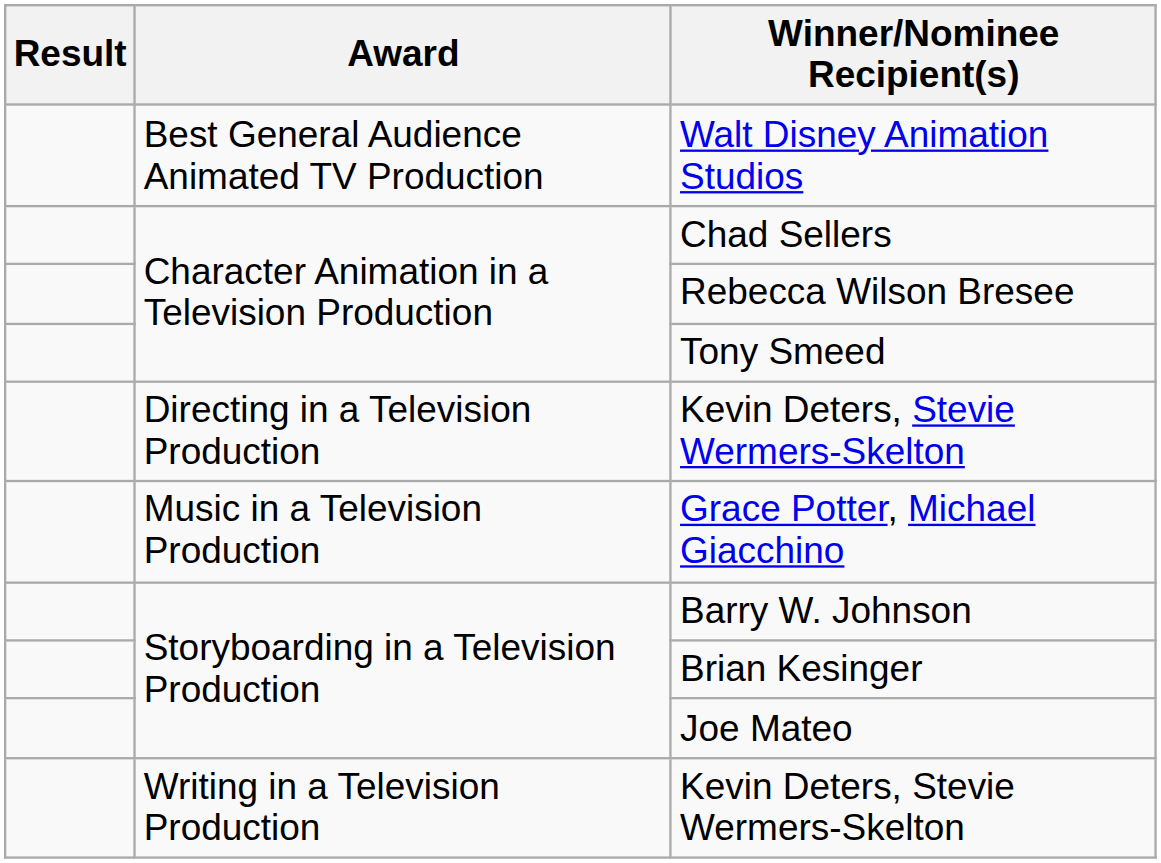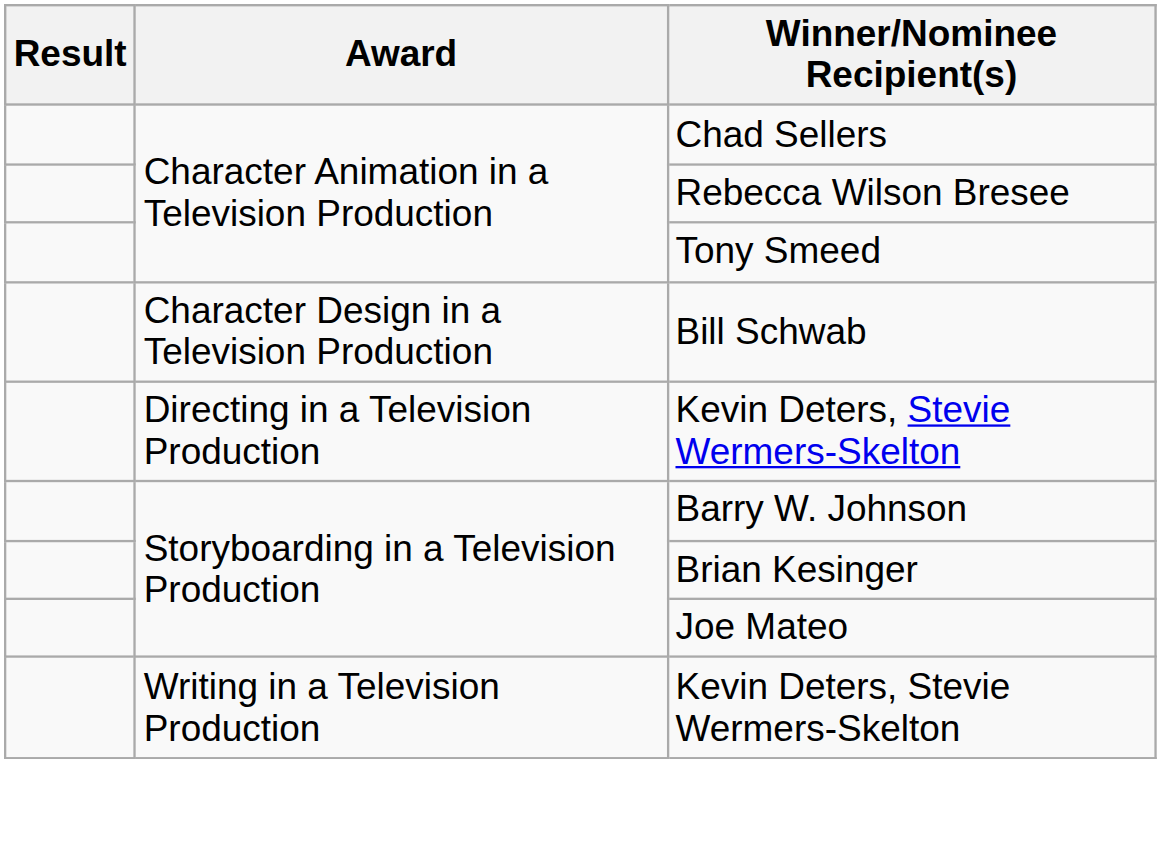- row: (344, 154)
+ row: (322, 330)
- row: (313, 531)
